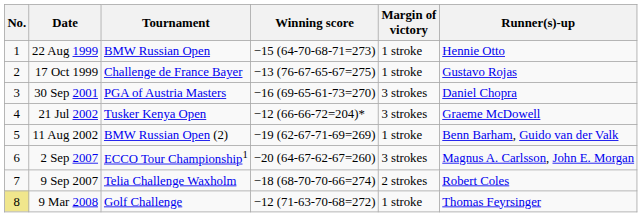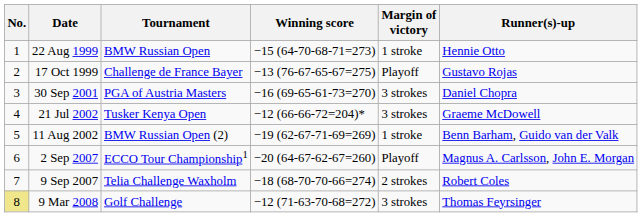(402, 72) 1 stroke -> (400, 72) Playoff
(404, 157) 3 strokes -> (400, 157) Playoff
(402, 201) 1 stroke -> (404, 201) 3 strokes
